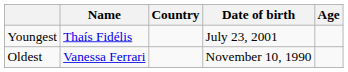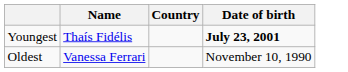- column: (329, 15)
(242, 36) normal -> (243, 36) bold
